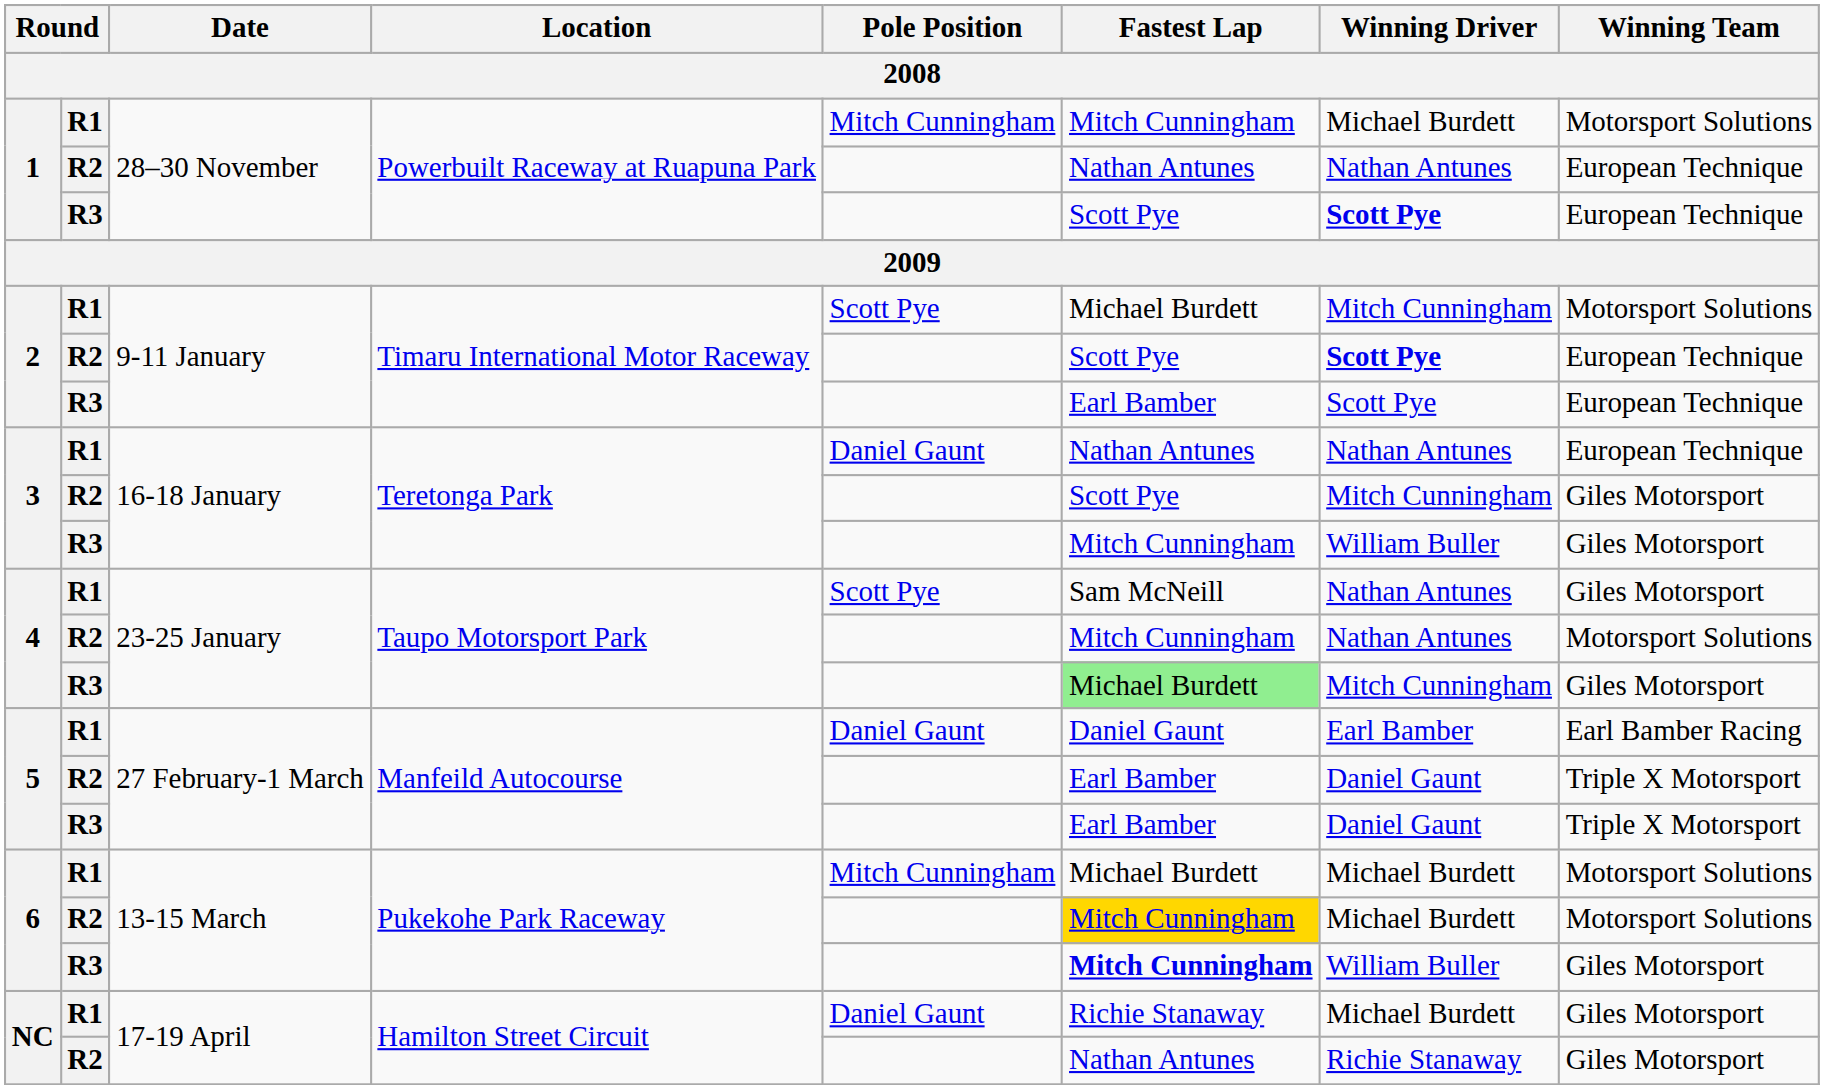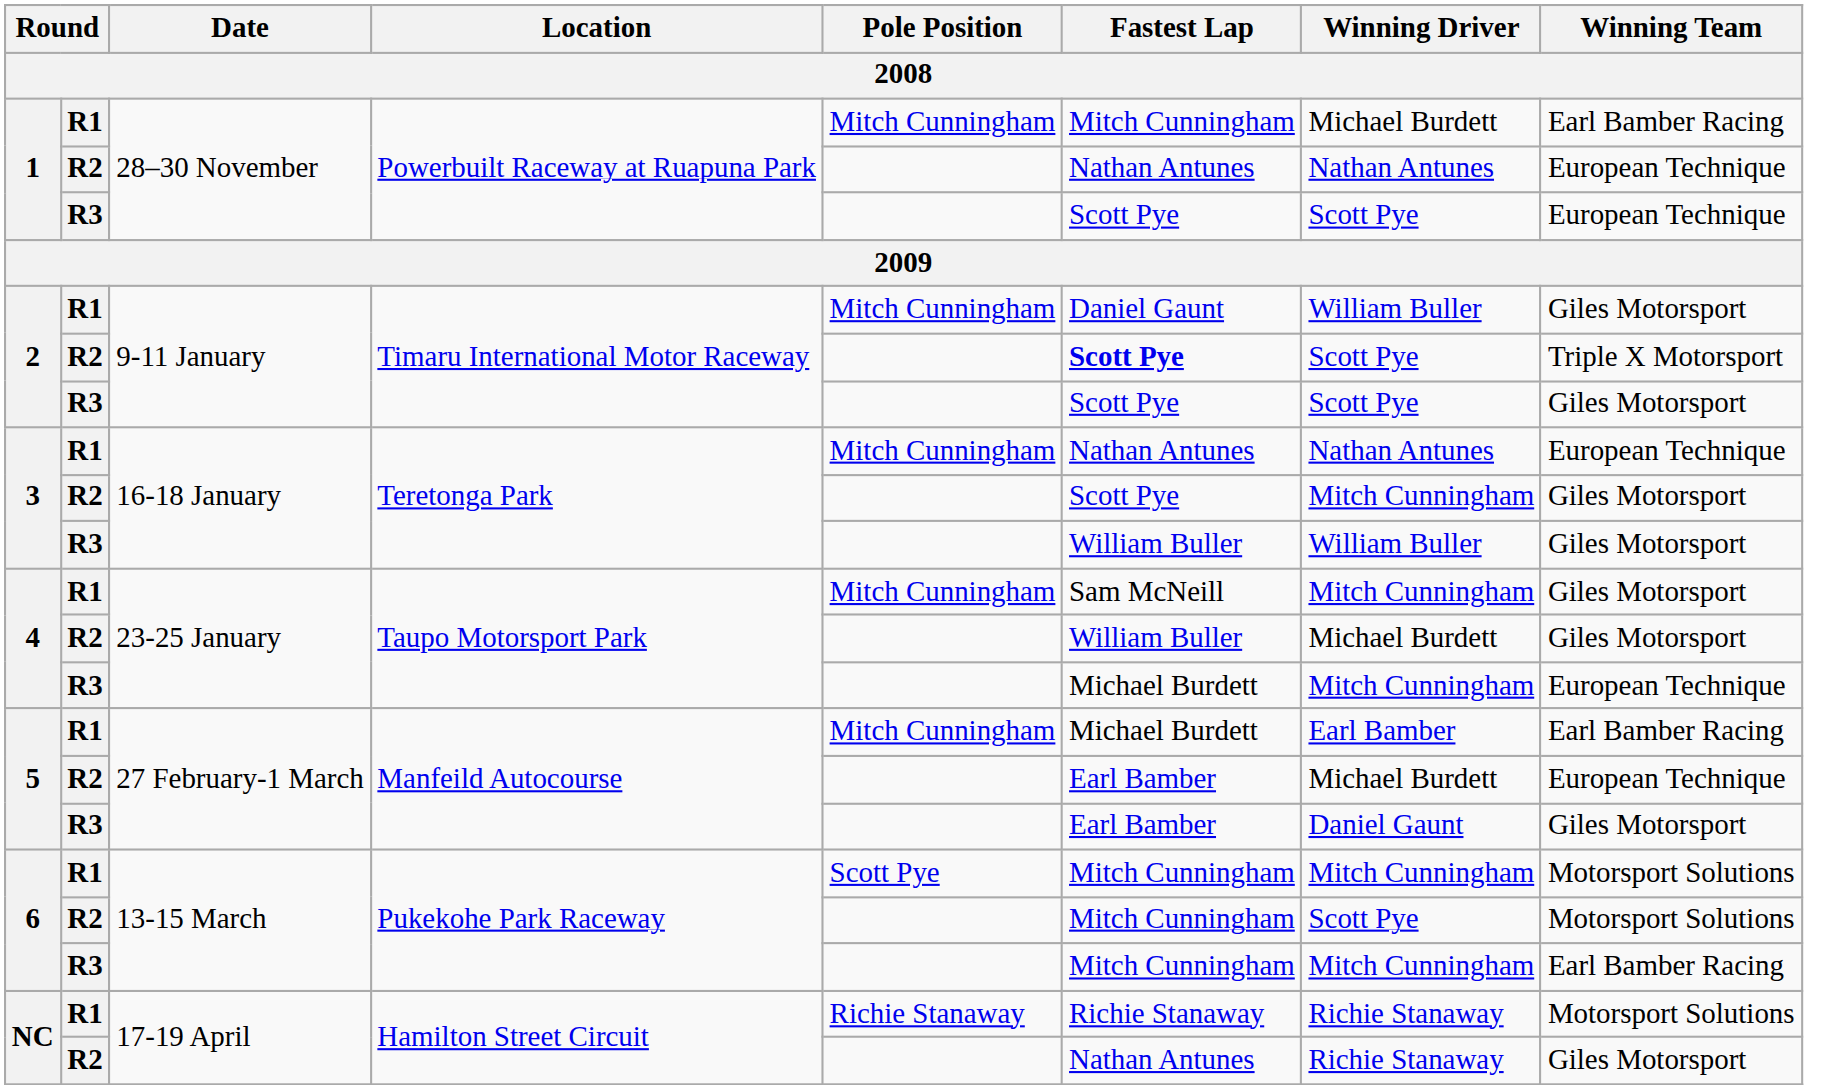(1689, 121) Motorsport Solutions -> (1666, 121) Earl Bamber Racing
(1384, 215) bold -> (1364, 215) normal
(885, 309) Scott Pye -> (942, 309) Mitch Cunningham
(1163, 309) Michael Burdett -> (1147, 309) Daniel Gaunt
(1439, 309) Mitch Cunningham -> (1395, 309) William Buller
(1689, 309) Motorsport Solutions -> (1647, 309) Giles Motorsport
(1124, 356) normal -> (1126, 356) bold
(1384, 356) bold -> (1364, 356) normal
(1684, 356) European Technique -> (1665, 356) Triple X Motorsport
(1143, 403) Earl Bamber -> (1124, 403) Scott Pye
(1684, 403) European Technique -> (1647, 403) Giles Motorsport
(907, 450) Daniel Gaunt -> (942, 450) Mitch Cunningham
(1182, 544) Mitch Cunningham -> (1156, 544) William Buller
(885, 591) Scott Pye -> (942, 591) Mitch Cunningham
(1419, 591) Nathan Antunes -> (1421, 591) Mitch Cunningham
(1182, 637) Mitch Cunningham -> (1156, 637) William Buller
(1419, 637) Nathan Antunes -> (1403, 637) Michael Burdett
(1689, 637) Motorsport Solutions -> (1647, 637) Giles Motorsport
(1163, 684) lightgreen background -> (1163, 684) no background
(1665, 684) Giles Motorsport -> (1667, 684) European Technique
(907, 731) Daniel Gaunt -> (942, 731) Mitch Cunningham
(1147, 731) Daniel Gaunt -> (1163, 731) Michael Burdett
(1404, 778) Daniel Gaunt -> (1403, 778) Michael Burdett
(1683, 778) Triple X Motorsport -> (1667, 778) European Technique
(1683, 825) Triple X Motorsport -> (1647, 825) Giles Motorsport
(942, 872) Mitch Cunningham -> (885, 872) Scott Pye
(1163, 872) Michael Burdett -> (1182, 872) Mitch Cunningham
(1421, 872) Michael Burdett -> (1421, 872) Mitch Cunningham
(1182, 919) gold background -> (1182, 919) no background
(1421, 919) Michael Burdett -> (1364, 919) Scott Pye
(1191, 966) bold -> (1182, 966) normal
(1413, 966) William Buller -> (1421, 966) Mitch Cunningham
(1665, 966) Giles Motorsport -> (1666, 966) Earl Bamber Racing
(907, 1013) Daniel Gaunt -> (927, 1013) Richie Stanaway
(1421, 1013) Michael Burdett -> (1406, 1013) Richie Stanaway
(1665, 1013) Giles Motorsport -> (1671, 1013) Motorsport Solutions
